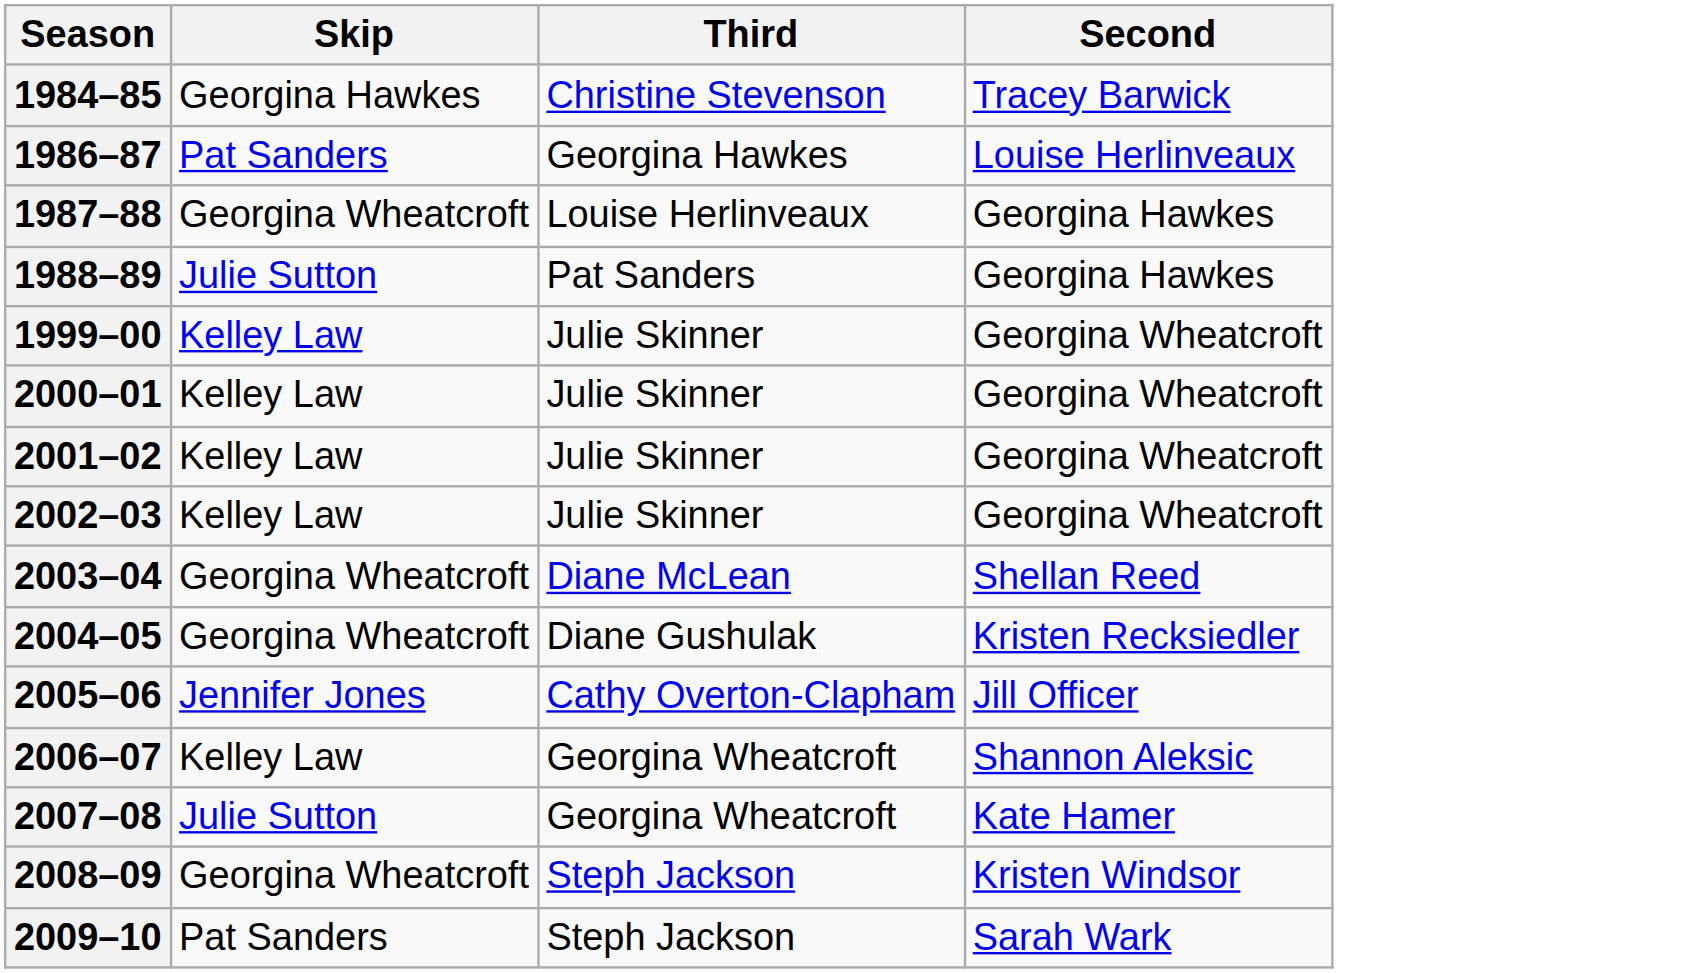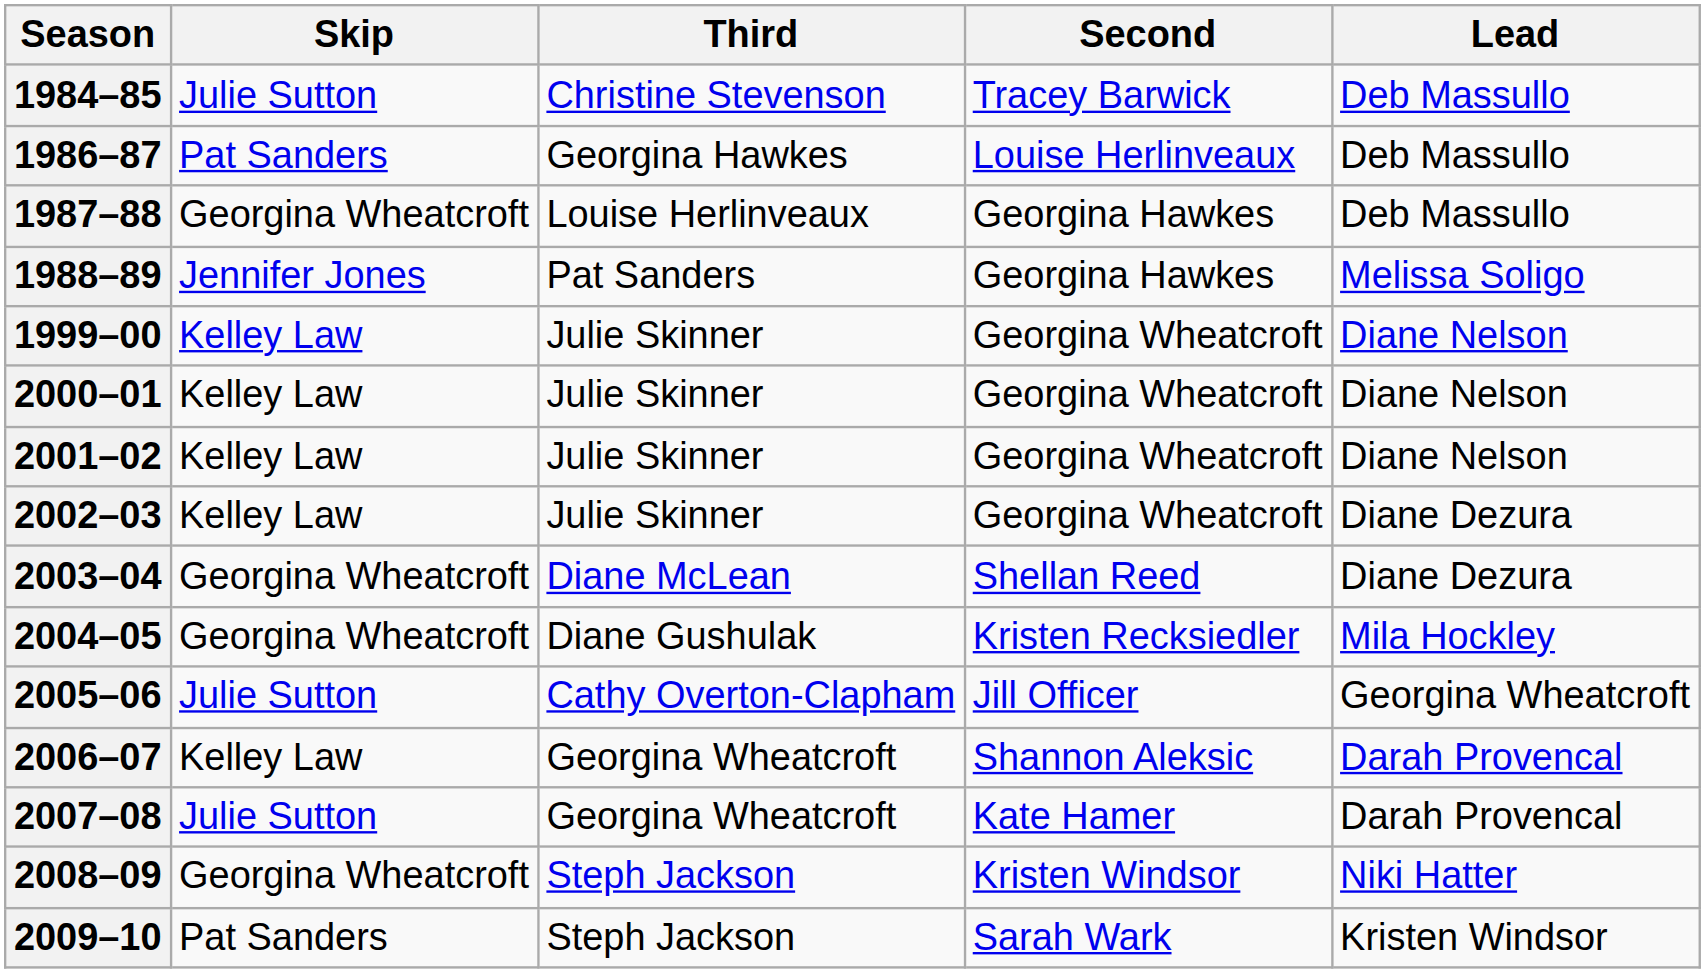+ column: (1515, 34)
(330, 94) Georgina Hawkes -> (278, 94) Julie Sutton
(278, 275) Julie Sutton -> (302, 275) Jennifer Jones
(302, 696) Jennifer Jones -> (278, 696) Julie Sutton
